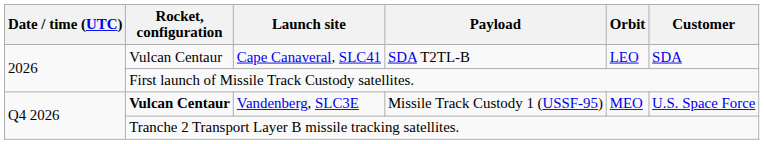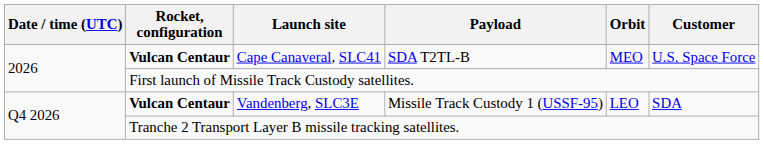(176, 56) normal -> (180, 56) bold
(624, 56) LEO -> (626, 56) MEO
(667, 56) SDA -> (704, 56) U.S. Space Force
(626, 103) MEO -> (624, 103) LEO
(704, 103) U.S. Space Force -> (667, 103) SDA
